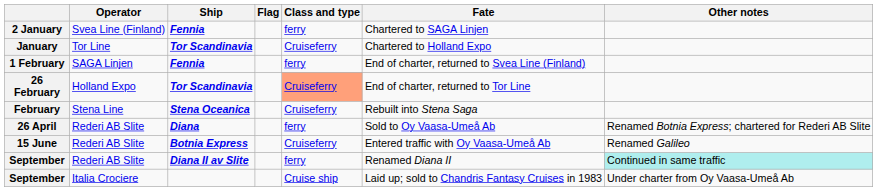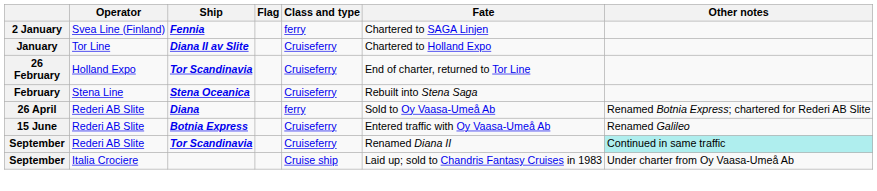(211, 47) Tor Scandinavia -> (209, 47) Diana II av Slite
- row: (37, 64)
(310, 87) lightsalmon background -> (310, 70) no background
(209, 161) Diana II av Slite -> (211, 144) Tor Scandinavia
(295, 161) ferry -> (310, 144) Cruiseferry
